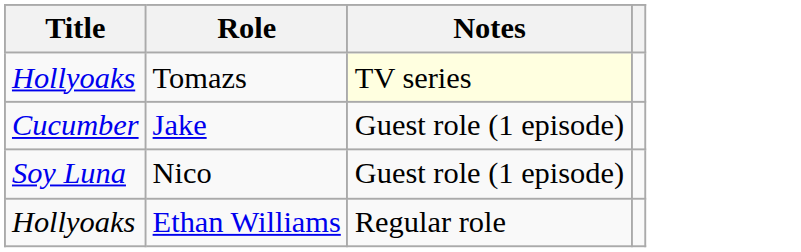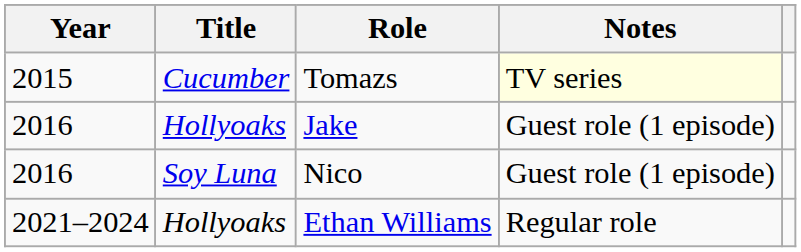+ column: (80, 28)
(74, 76) Hollyoaks -> (226, 76) Cucumber
(75, 125) Cucumber -> (224, 125) Hollyoaks
